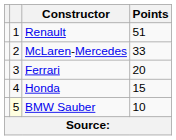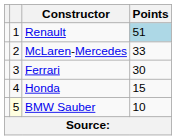(139, 32) no background -> (139, 32) lightblue background
(139, 69) 20 -> (139, 69) 30
